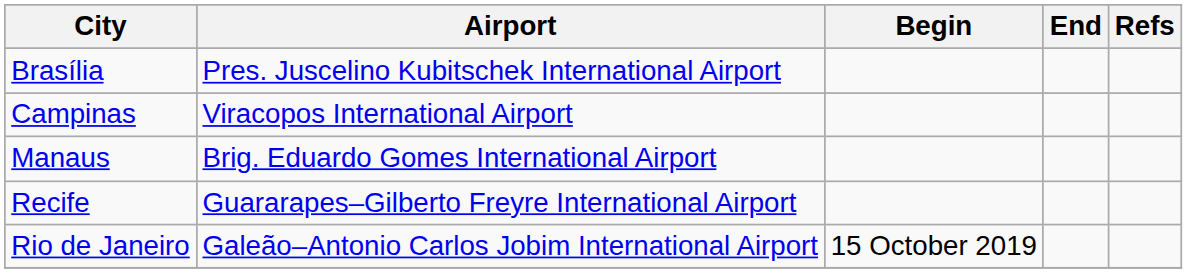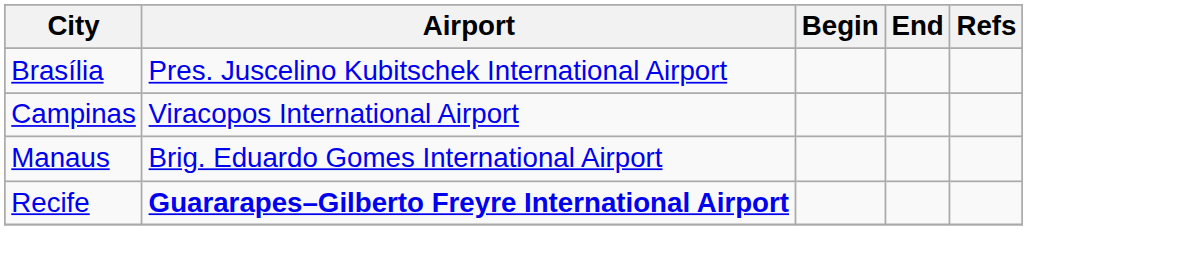(499, 202) normal -> (469, 202) bold
- row: (100, 245)
